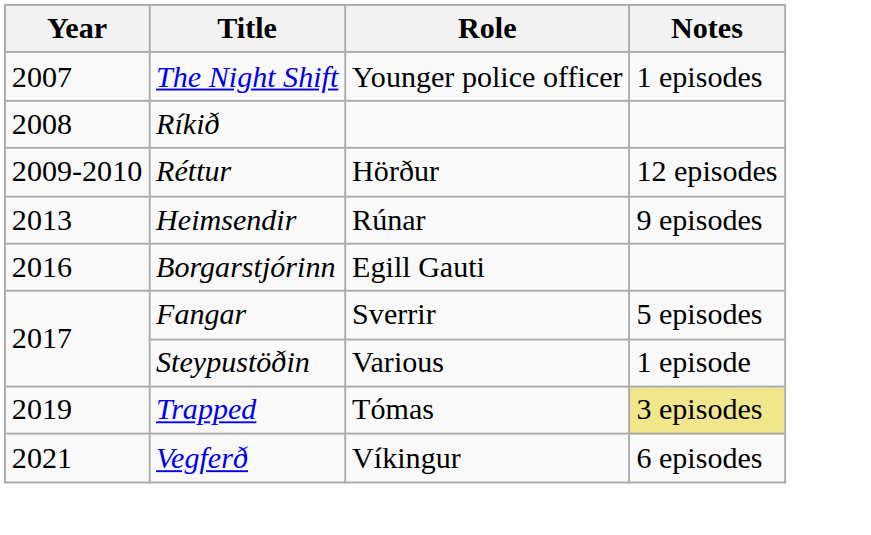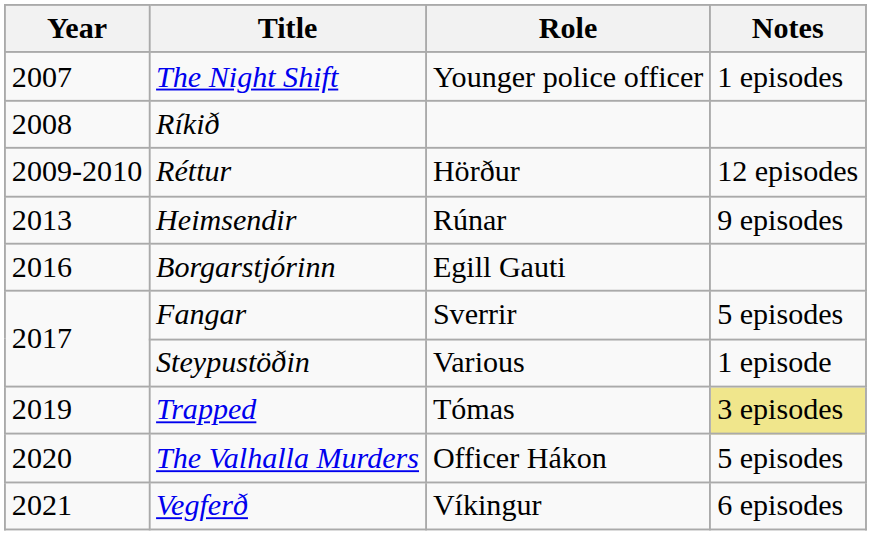+ row: (288, 457)
